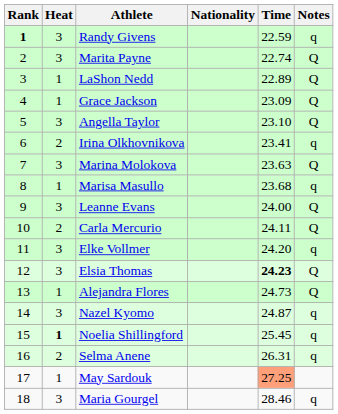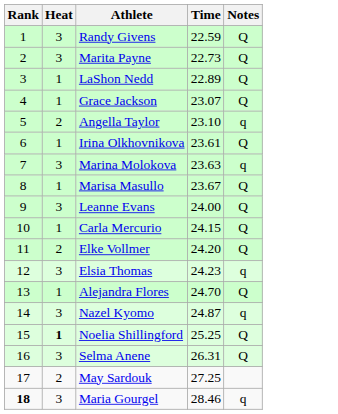- column: (223, 15)
(23, 36) bold -> (23, 36) normal
(314, 36) q -> (243, 36) Q
(276, 57) 22.74 -> (206, 57) 22.73
(276, 100) 23.09 -> (206, 100) 23.07
(59, 121) 3 -> (59, 121) 2
(314, 121) Q -> (243, 121) q
(59, 143) 2 -> (59, 143) 1
(276, 143) 23.41 -> (206, 143) 23.61
(314, 143) q -> (243, 143) Q
(314, 164) Q -> (243, 164) q
(276, 185) 23.68 -> (206, 185) 23.67
(314, 185) q -> (243, 185) Q
(59, 228) 2 -> (59, 228) 1
(276, 228) 24.11 -> (206, 228) 24.15
(59, 249) 3 -> (59, 249) 2
(314, 249) q -> (243, 249) Q
(276, 270) bold -> (206, 270) normal
(314, 270) Q -> (243, 270) q
(276, 292) 24.73 -> (206, 292) 24.70
(276, 334) 25.45 -> (206, 334) 25.25
(314, 334) q -> (243, 334) Q
(59, 356) 2 -> (59, 356) 3
(314, 356) q -> (243, 356) Q
(59, 377) 1 -> (59, 377) 2
(276, 377) lightsalmon background -> (206, 377) no background
(23, 398) normal -> (23, 398) bold
